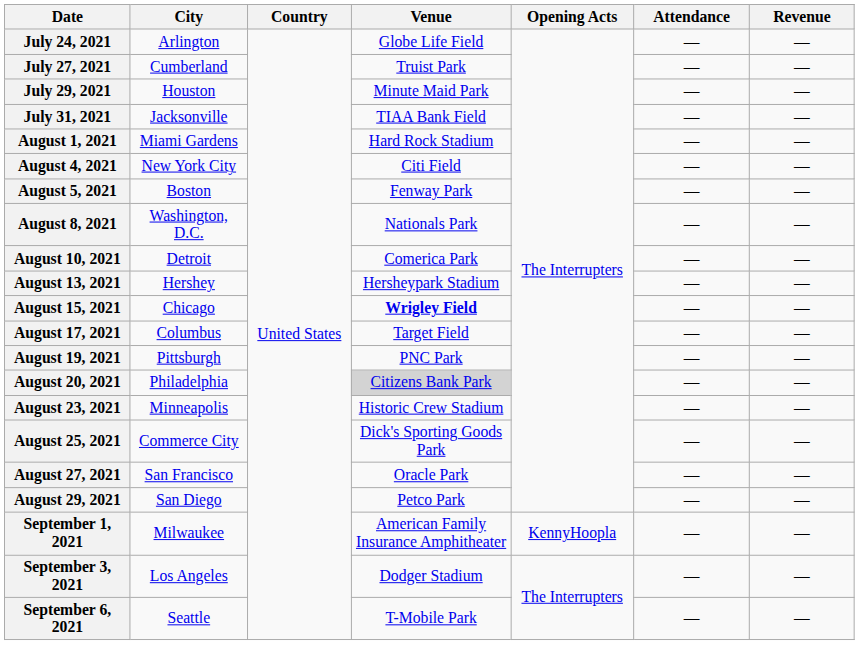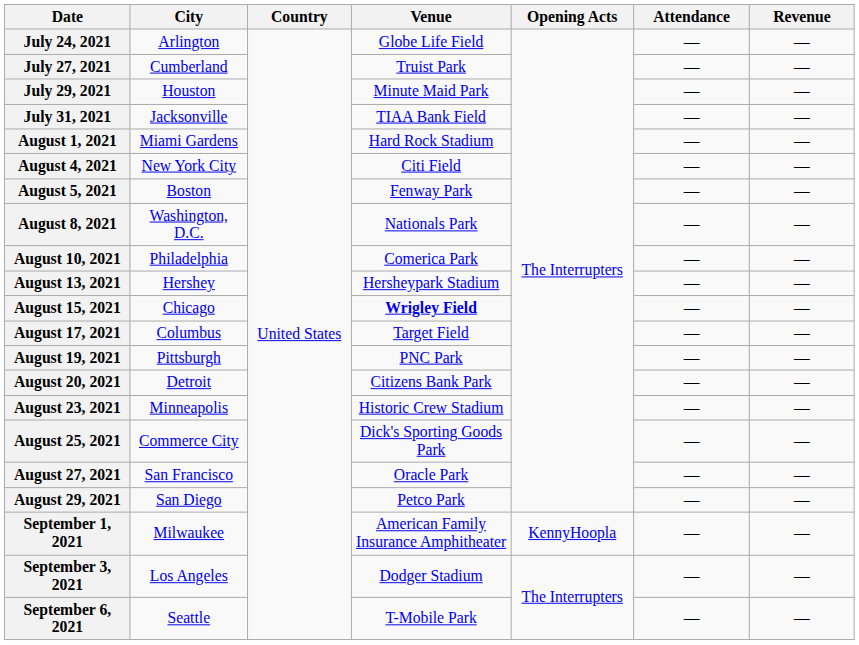(189, 258) Detroit -> (189, 258) Philadelphia
(189, 382) Philadelphia -> (189, 382) Detroit
(431, 382) lightgrey background -> (431, 382) no background
